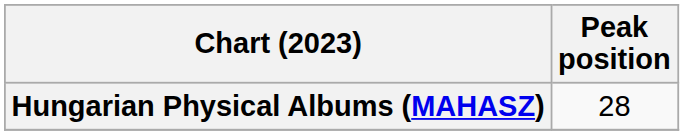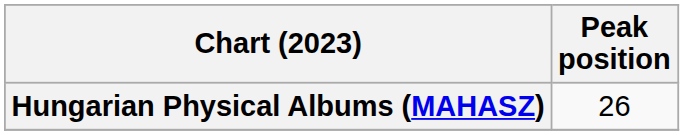(614, 105) 28 -> (614, 105) 26
